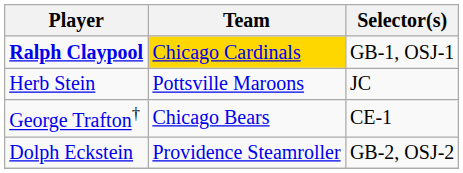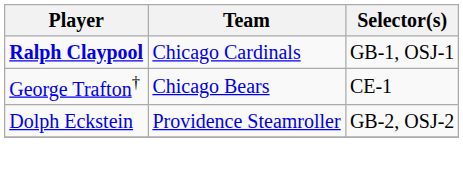(227, 52) gold background -> (227, 52) no background
- row: (52, 83)
